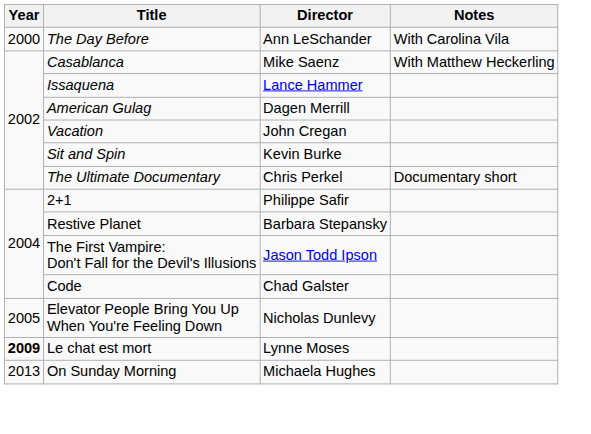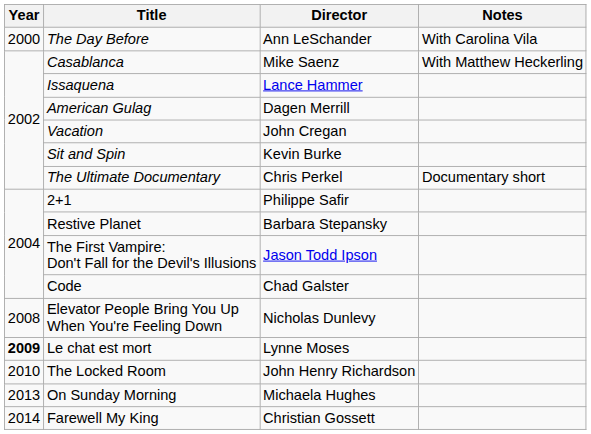(24, 317) 2005 -> (24, 317) 2008
+ row: (106, 372)
+ row: (103, 418)
